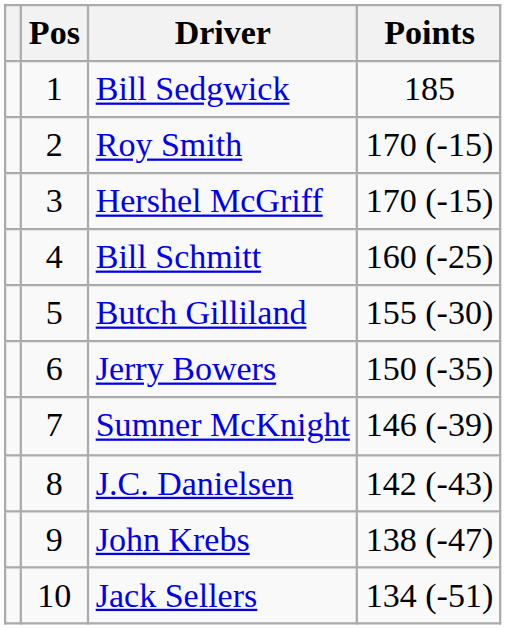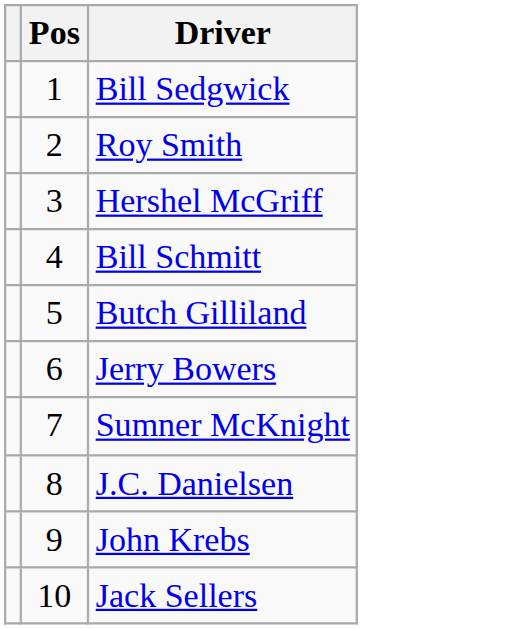- column: (430, 32)
